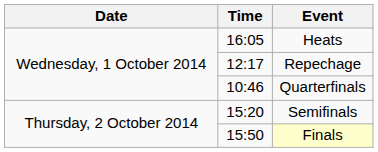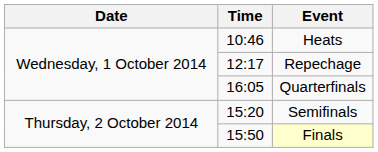(245, 40) 16:05 -> (245, 40) 10:46
(245, 87) 10:46 -> (245, 87) 16:05
